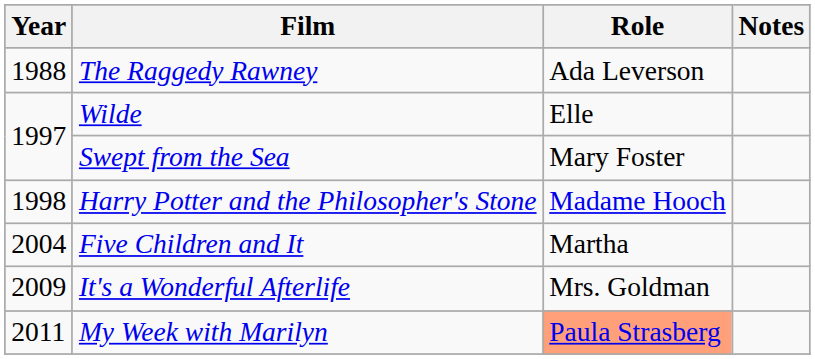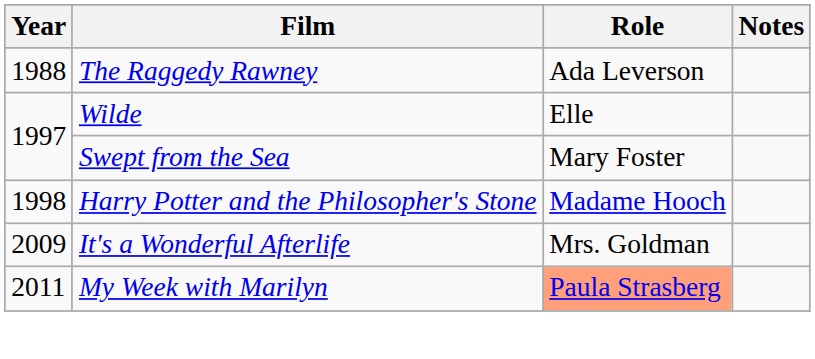- row: (191, 244)
